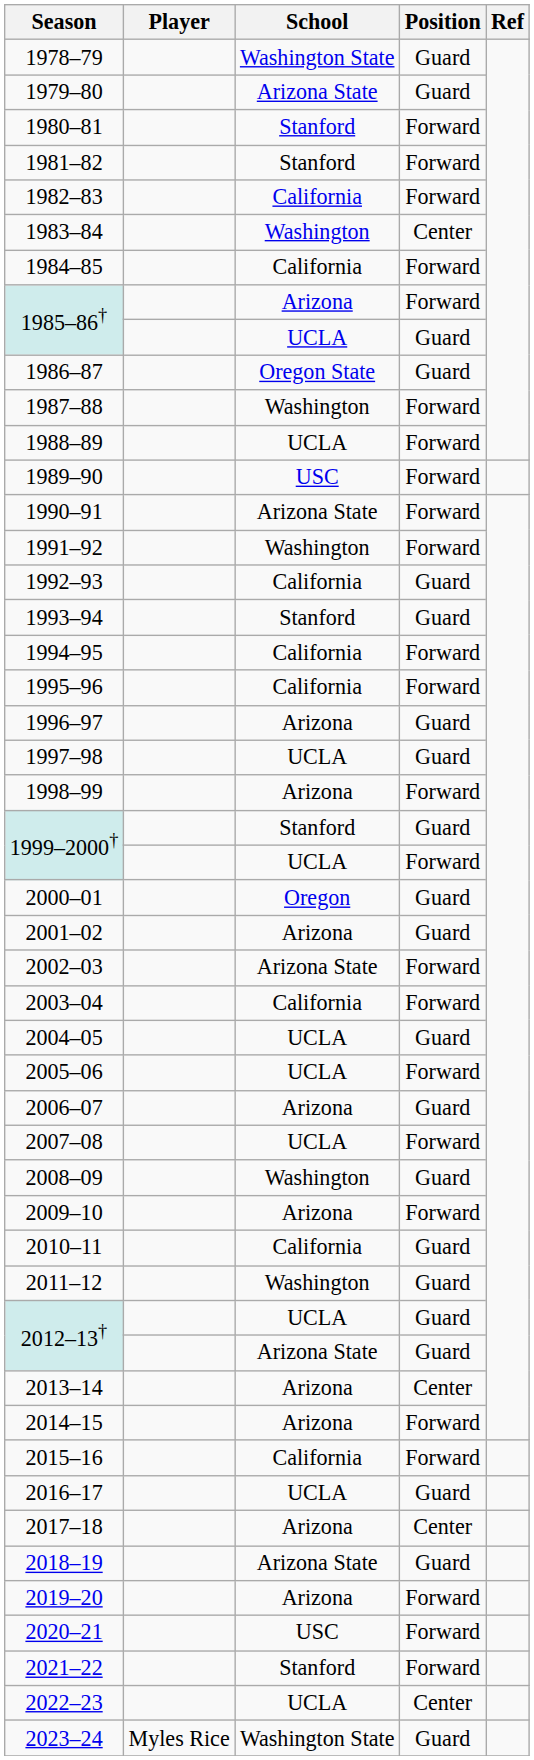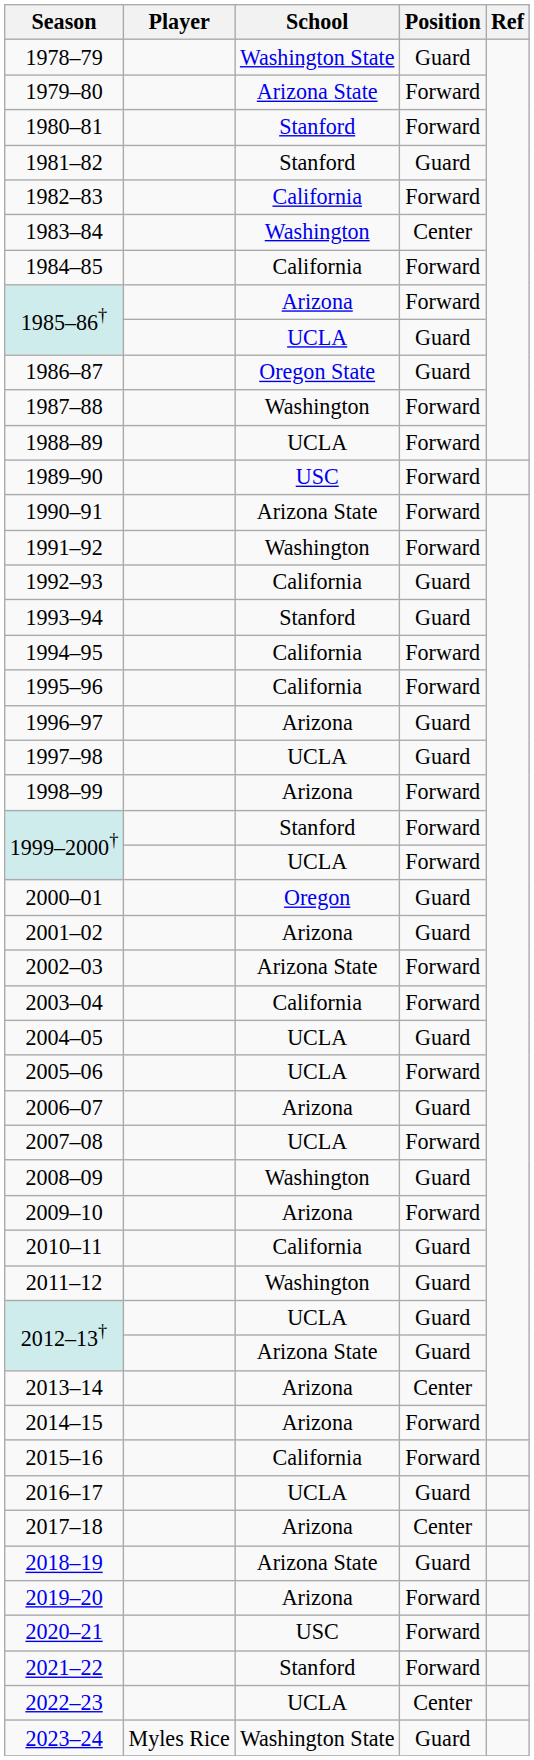(443, 92) Guard -> (443, 92) Forward
(443, 162) Forward -> (443, 162) Guard
(443, 827) Guard -> (443, 827) Forward
